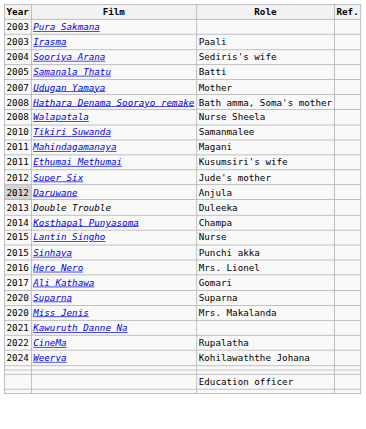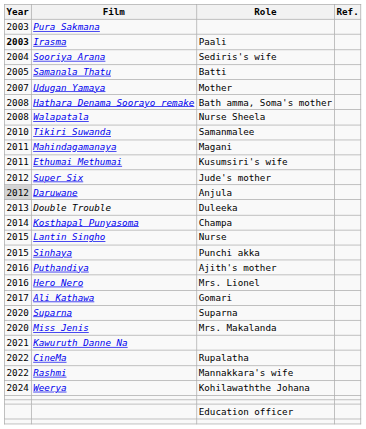(18, 42) normal -> (18, 42) bold
+ row: (61, 268)
+ row: (50, 373)
